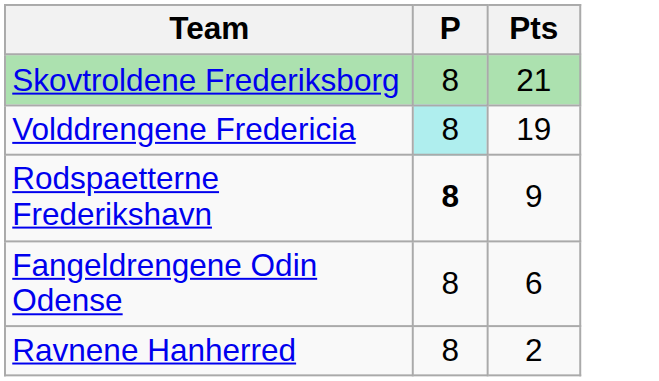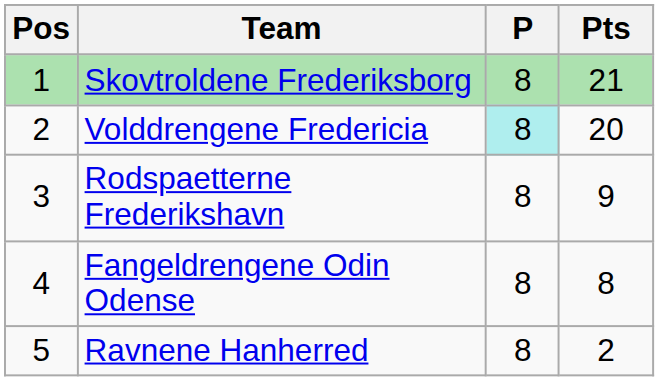+ column: (41, 29)
(534, 129) 19 -> (606, 129) 20
(450, 197) bold -> (523, 197) normal
(534, 282) 6 -> (606, 282) 8
